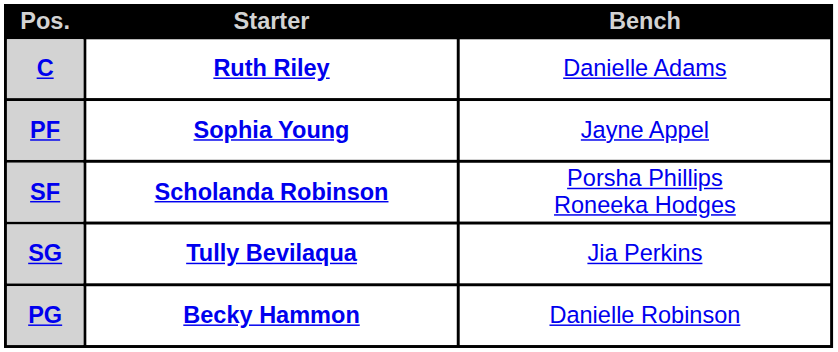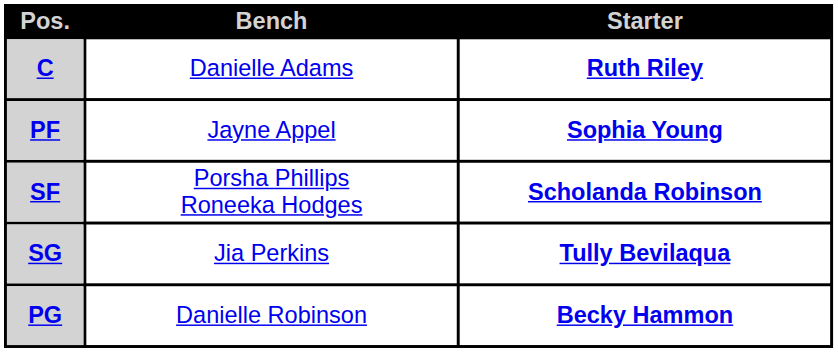columns swapped: (272, 21) <-> (645, 21)
